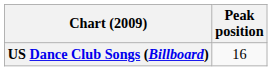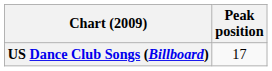(239, 54) 16 -> (239, 54) 17
